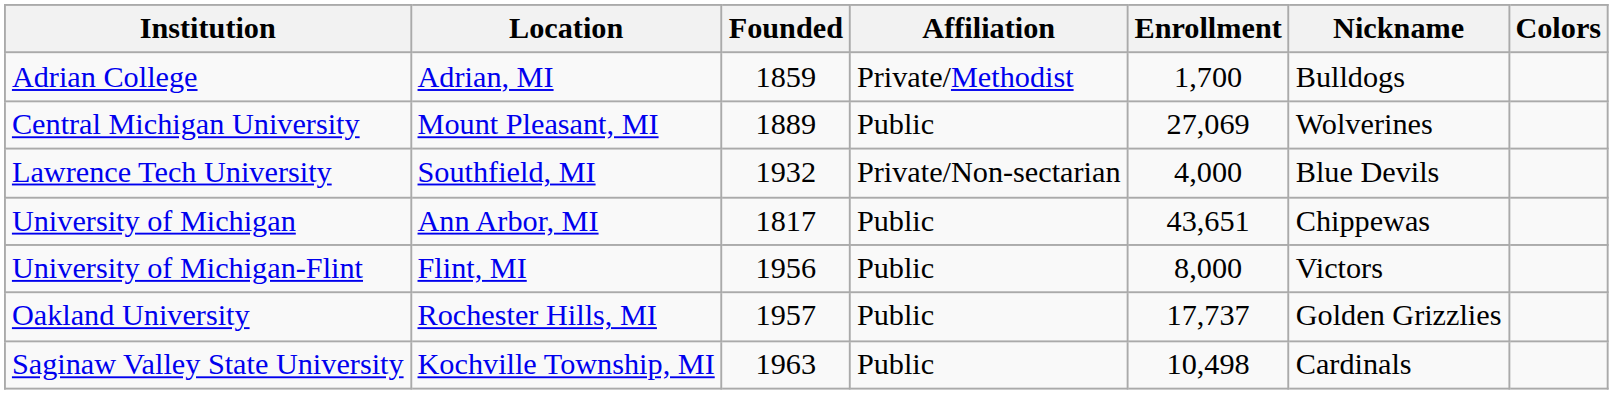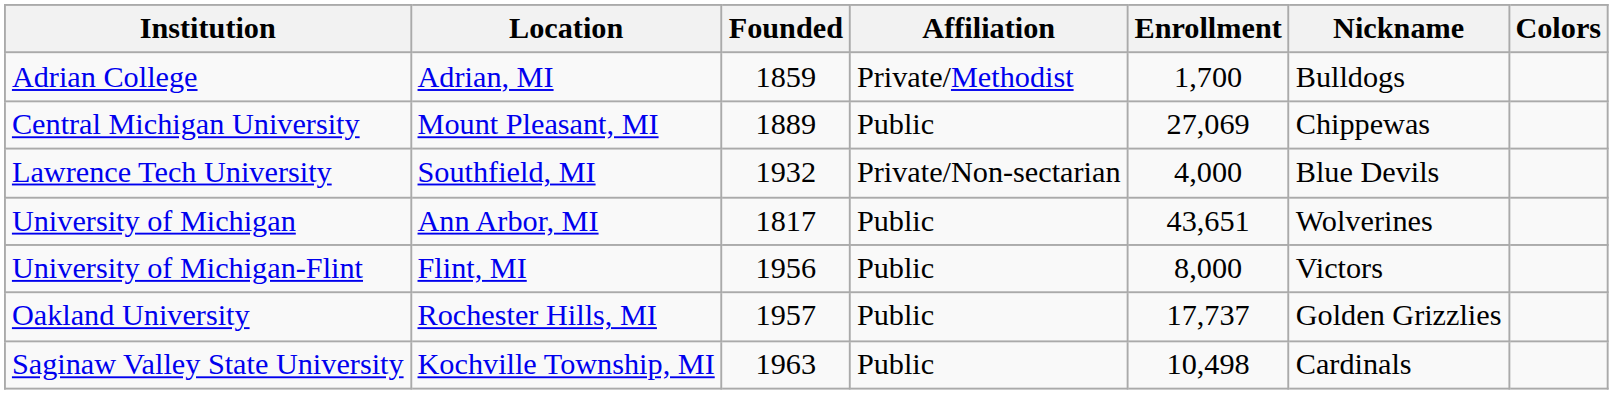(1364, 124) Wolverines -> (1363, 124) Chippewas
(1363, 220) Chippewas -> (1364, 220) Wolverines
